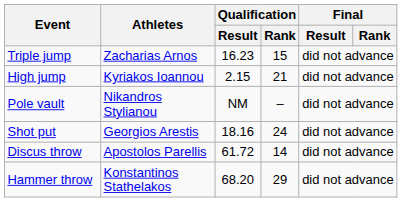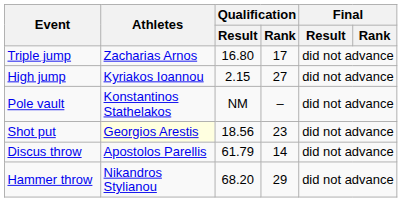(238, 56) 16.23 -> (238, 56) 16.80
(280, 56) 15 -> (280, 56) 17
(280, 77) 21 -> (280, 77) 27
(133, 104) Nikandros Stylianou -> (141, 104) Konstantinos Stathelakos
(151, 132) no background -> (151, 132) lightyellow background
(238, 132) 18.16 -> (238, 132) 18.56
(280, 132) 24 -> (280, 132) 23
(238, 152) 61.72 -> (238, 152) 61.79
(141, 180) Konstantinos Stathelakos -> (133, 180) Nikandros Stylianou
